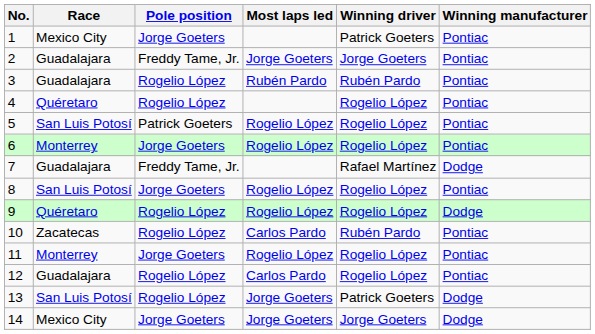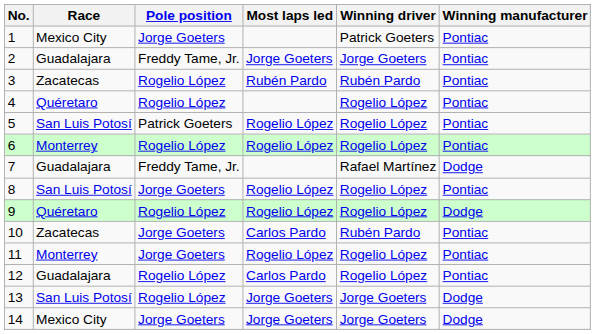(73, 80) Guadalajara -> (68, 80) Zacatecas
(181, 145) Jorge Goeters -> (182, 145) Rogelio López
(182, 232) Rogelio López -> (181, 232) Jorge Goeters
(387, 297) Patrick Goeters -> (383, 297) Jorge Goeters
